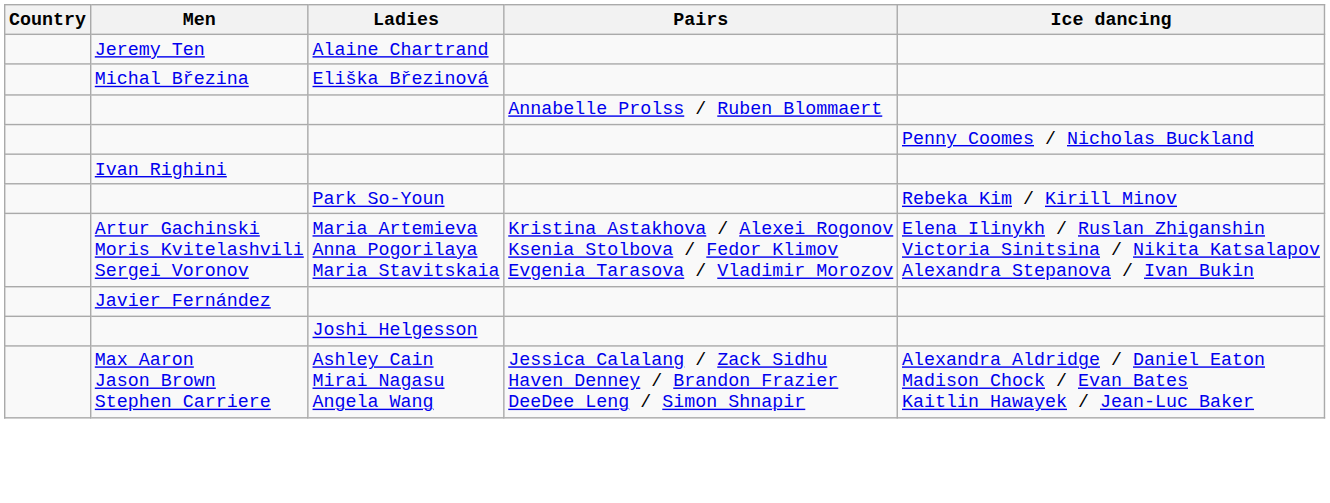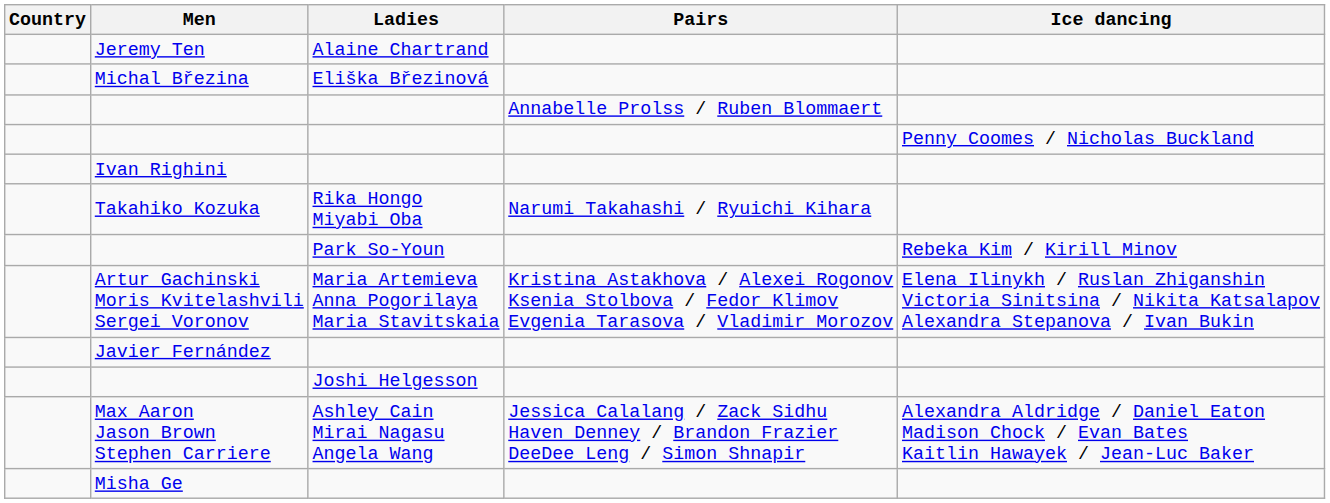+ row: (177, 209)
+ row: (139, 484)
